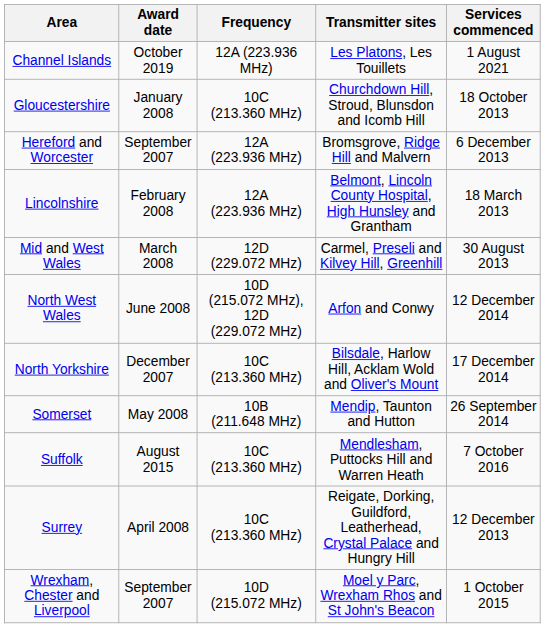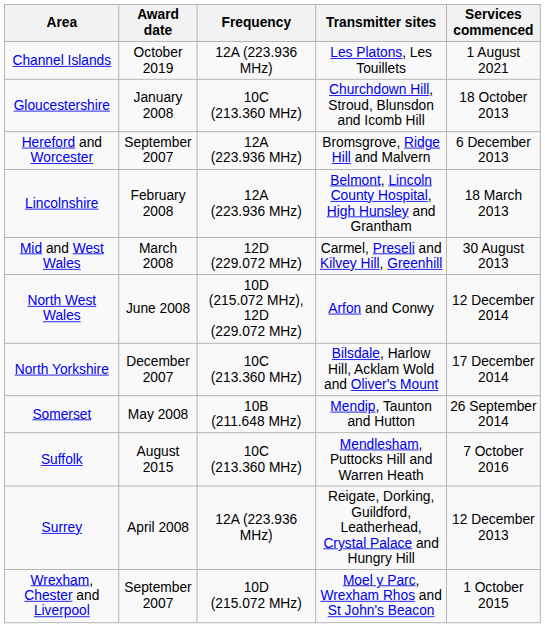(256, 527) 10C (213.360 MHz) -> (256, 527) 12A (223.936 MHz)
